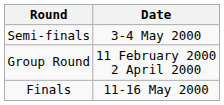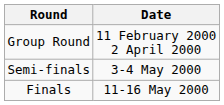rows swapped: (49, 63) <-> (49, 35)
